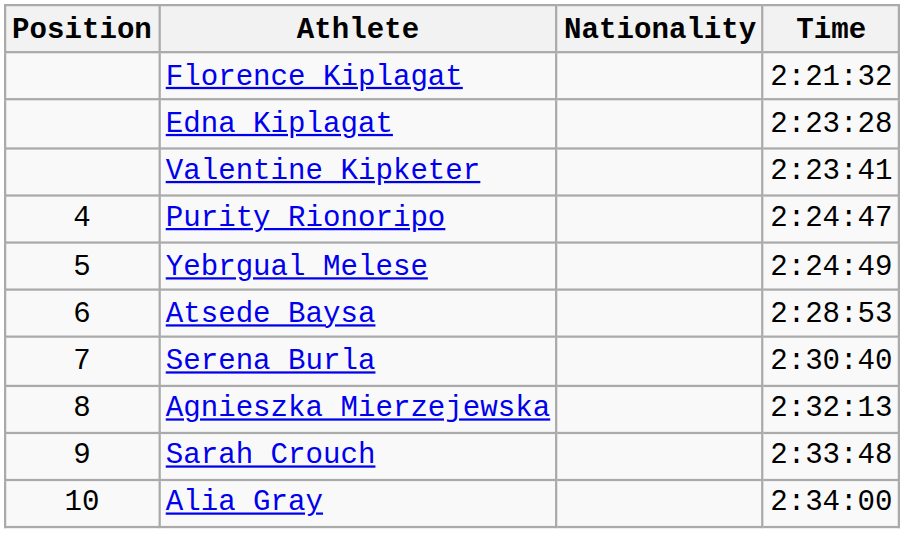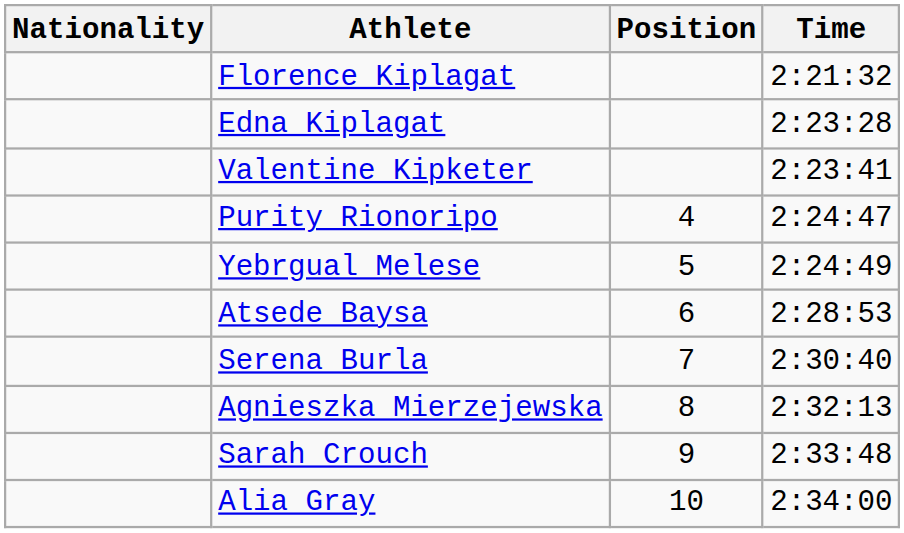columns swapped: (82, 29) <-> (660, 29)
